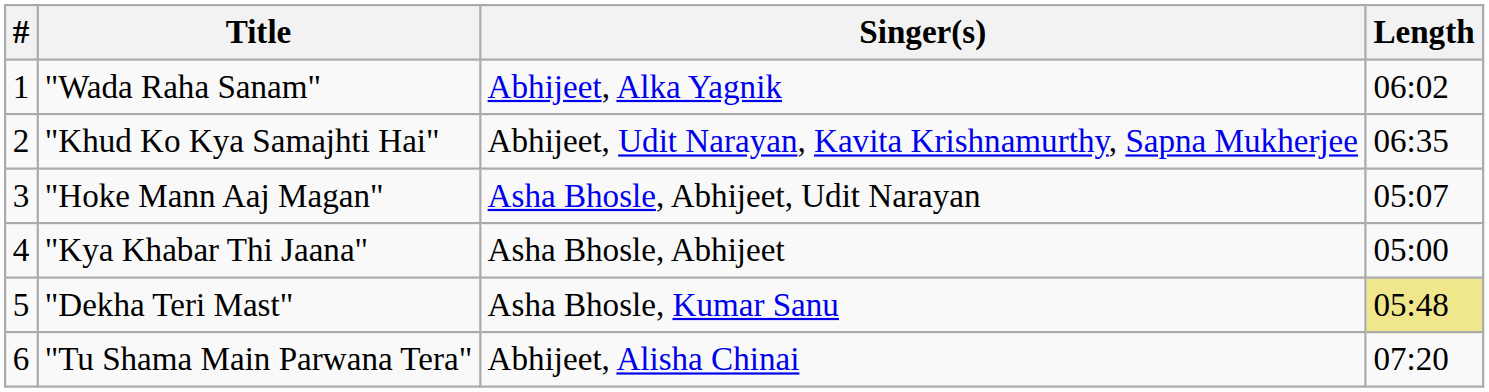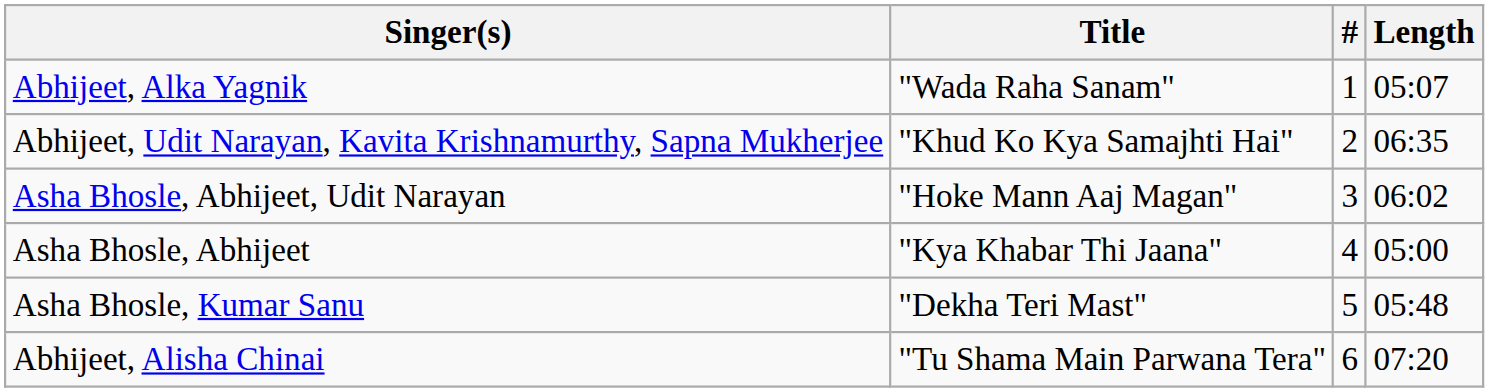columns swapped: (21, 32) <-> (923, 32)
(1411, 86) 06:02 -> (1411, 86) 05:07
(1411, 195) 05:07 -> (1411, 195) 06:02
(1411, 305) khaki background -> (1411, 305) no background
